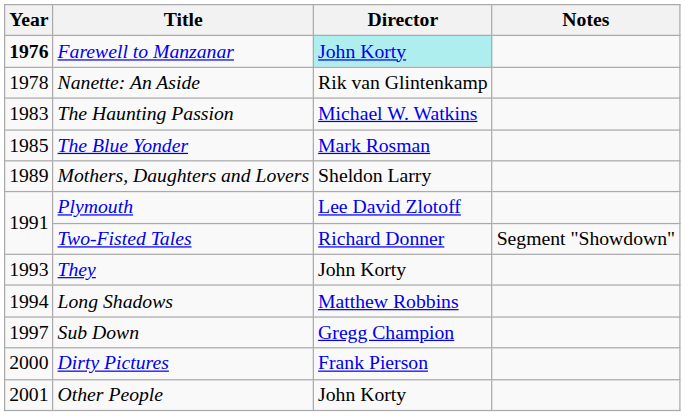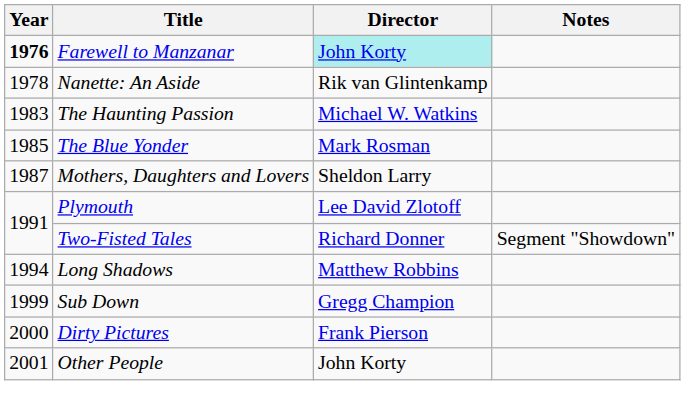(29, 176) 1989 -> (29, 176) 1987
- row: (77, 269)
(29, 332) 1997 -> (29, 301) 1999
